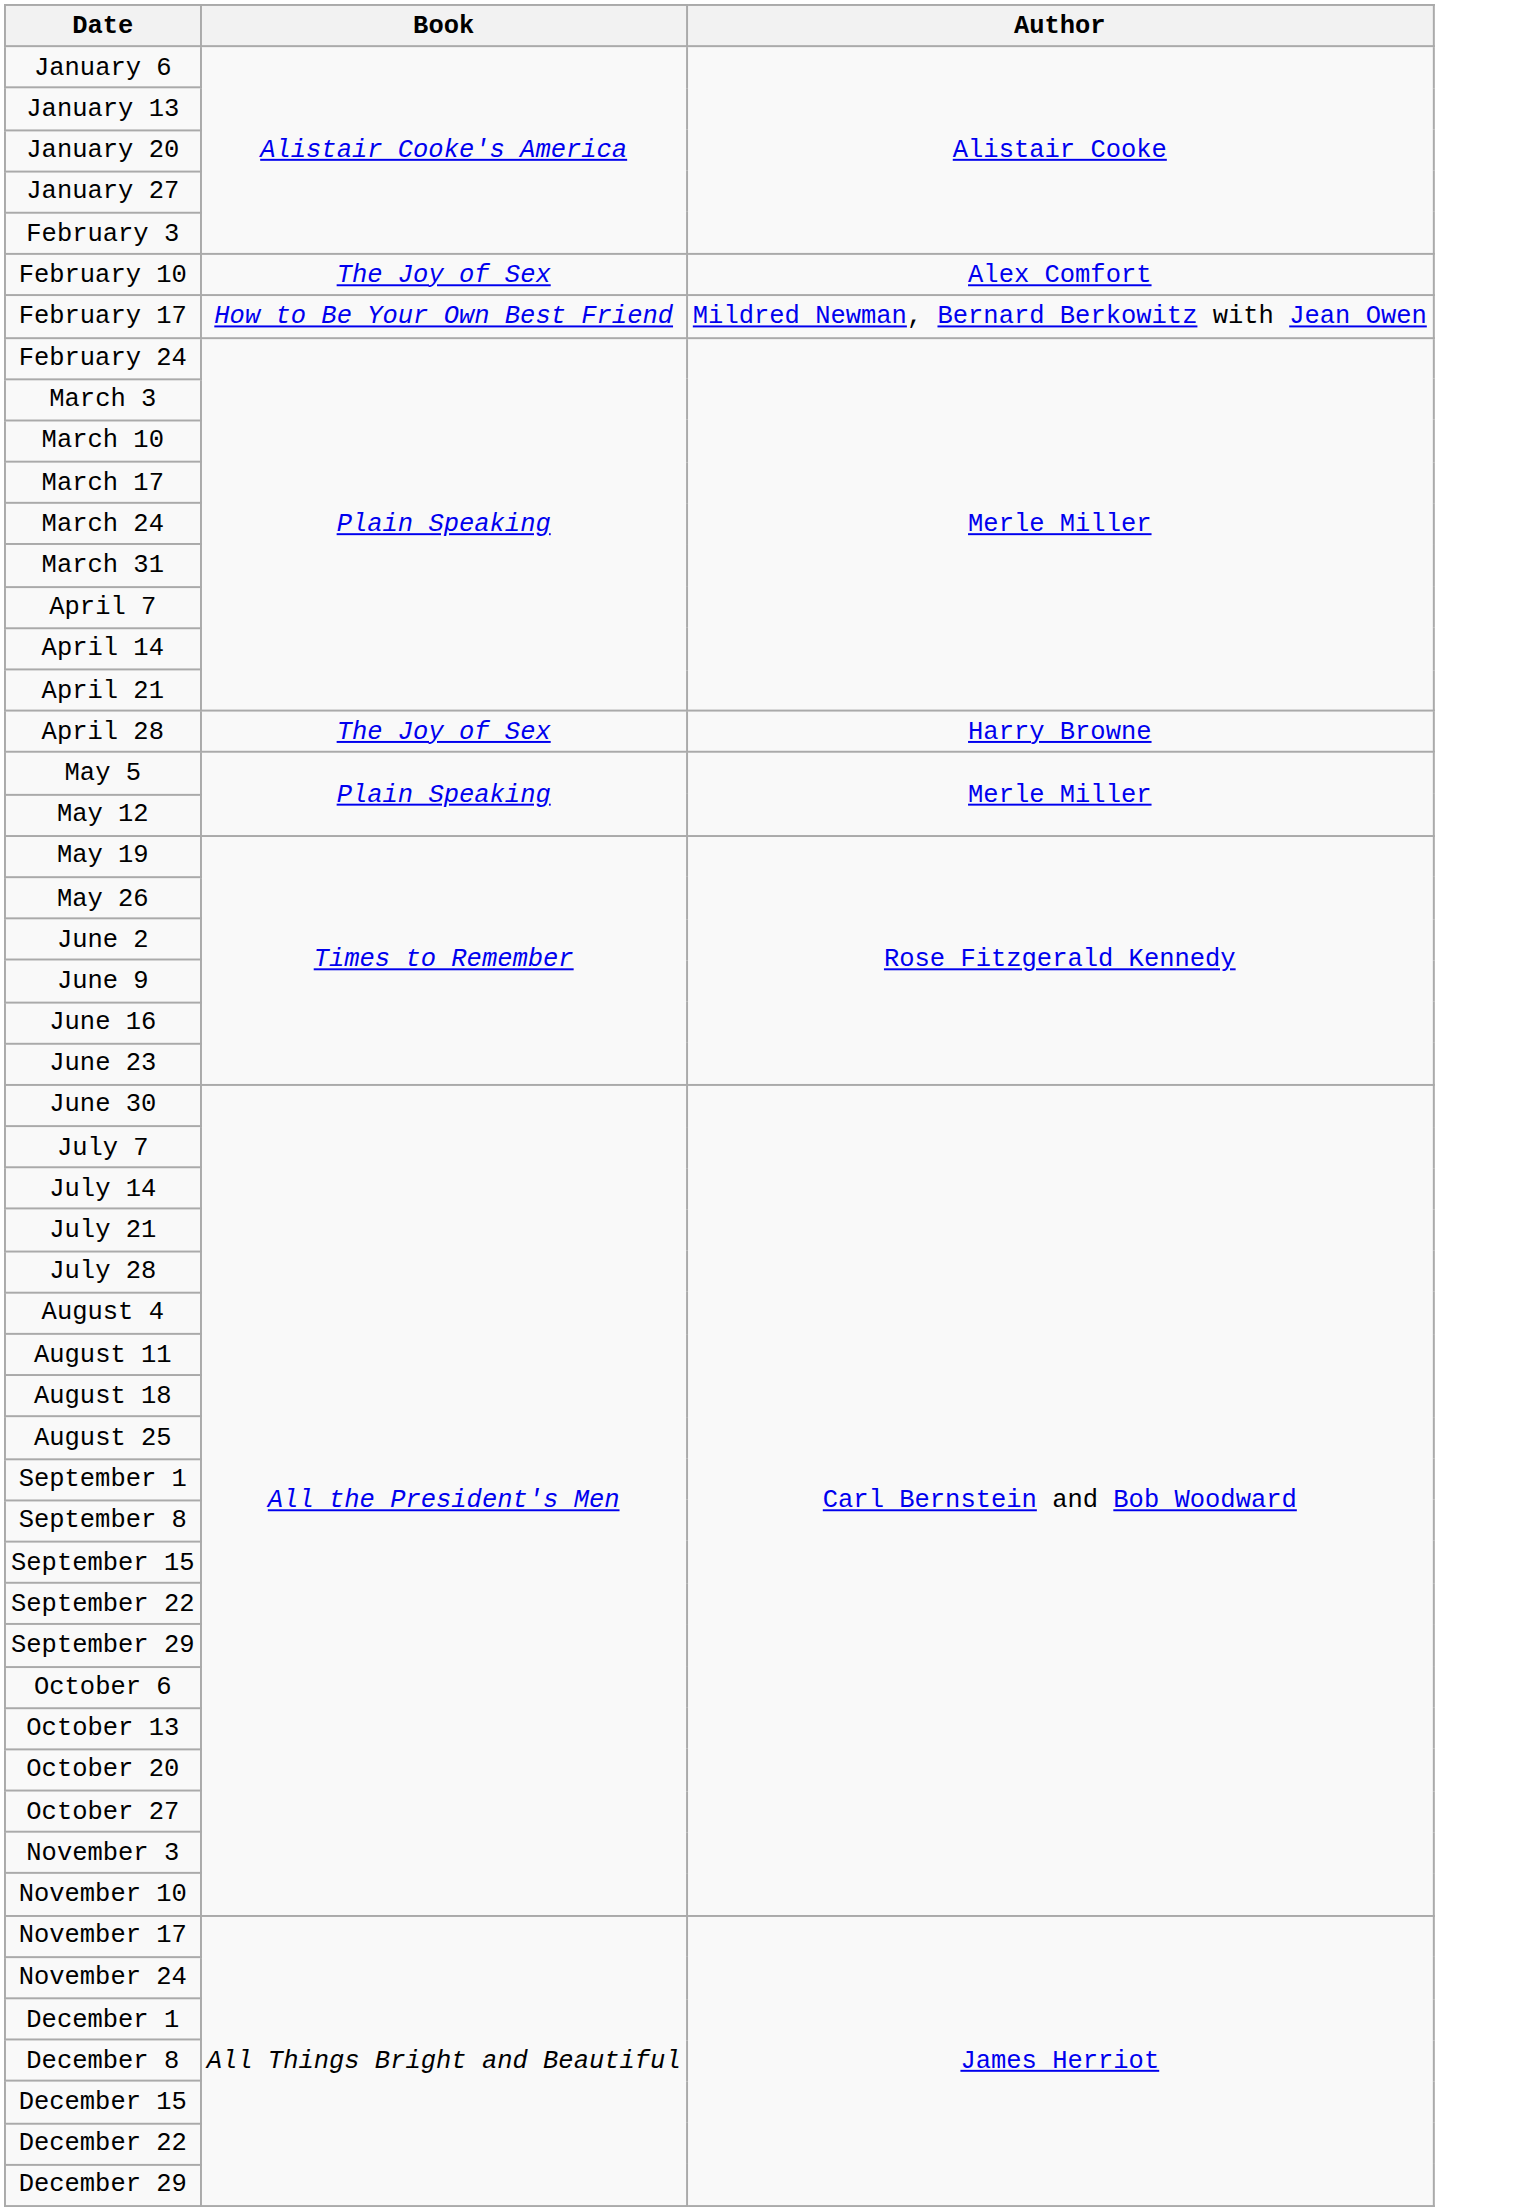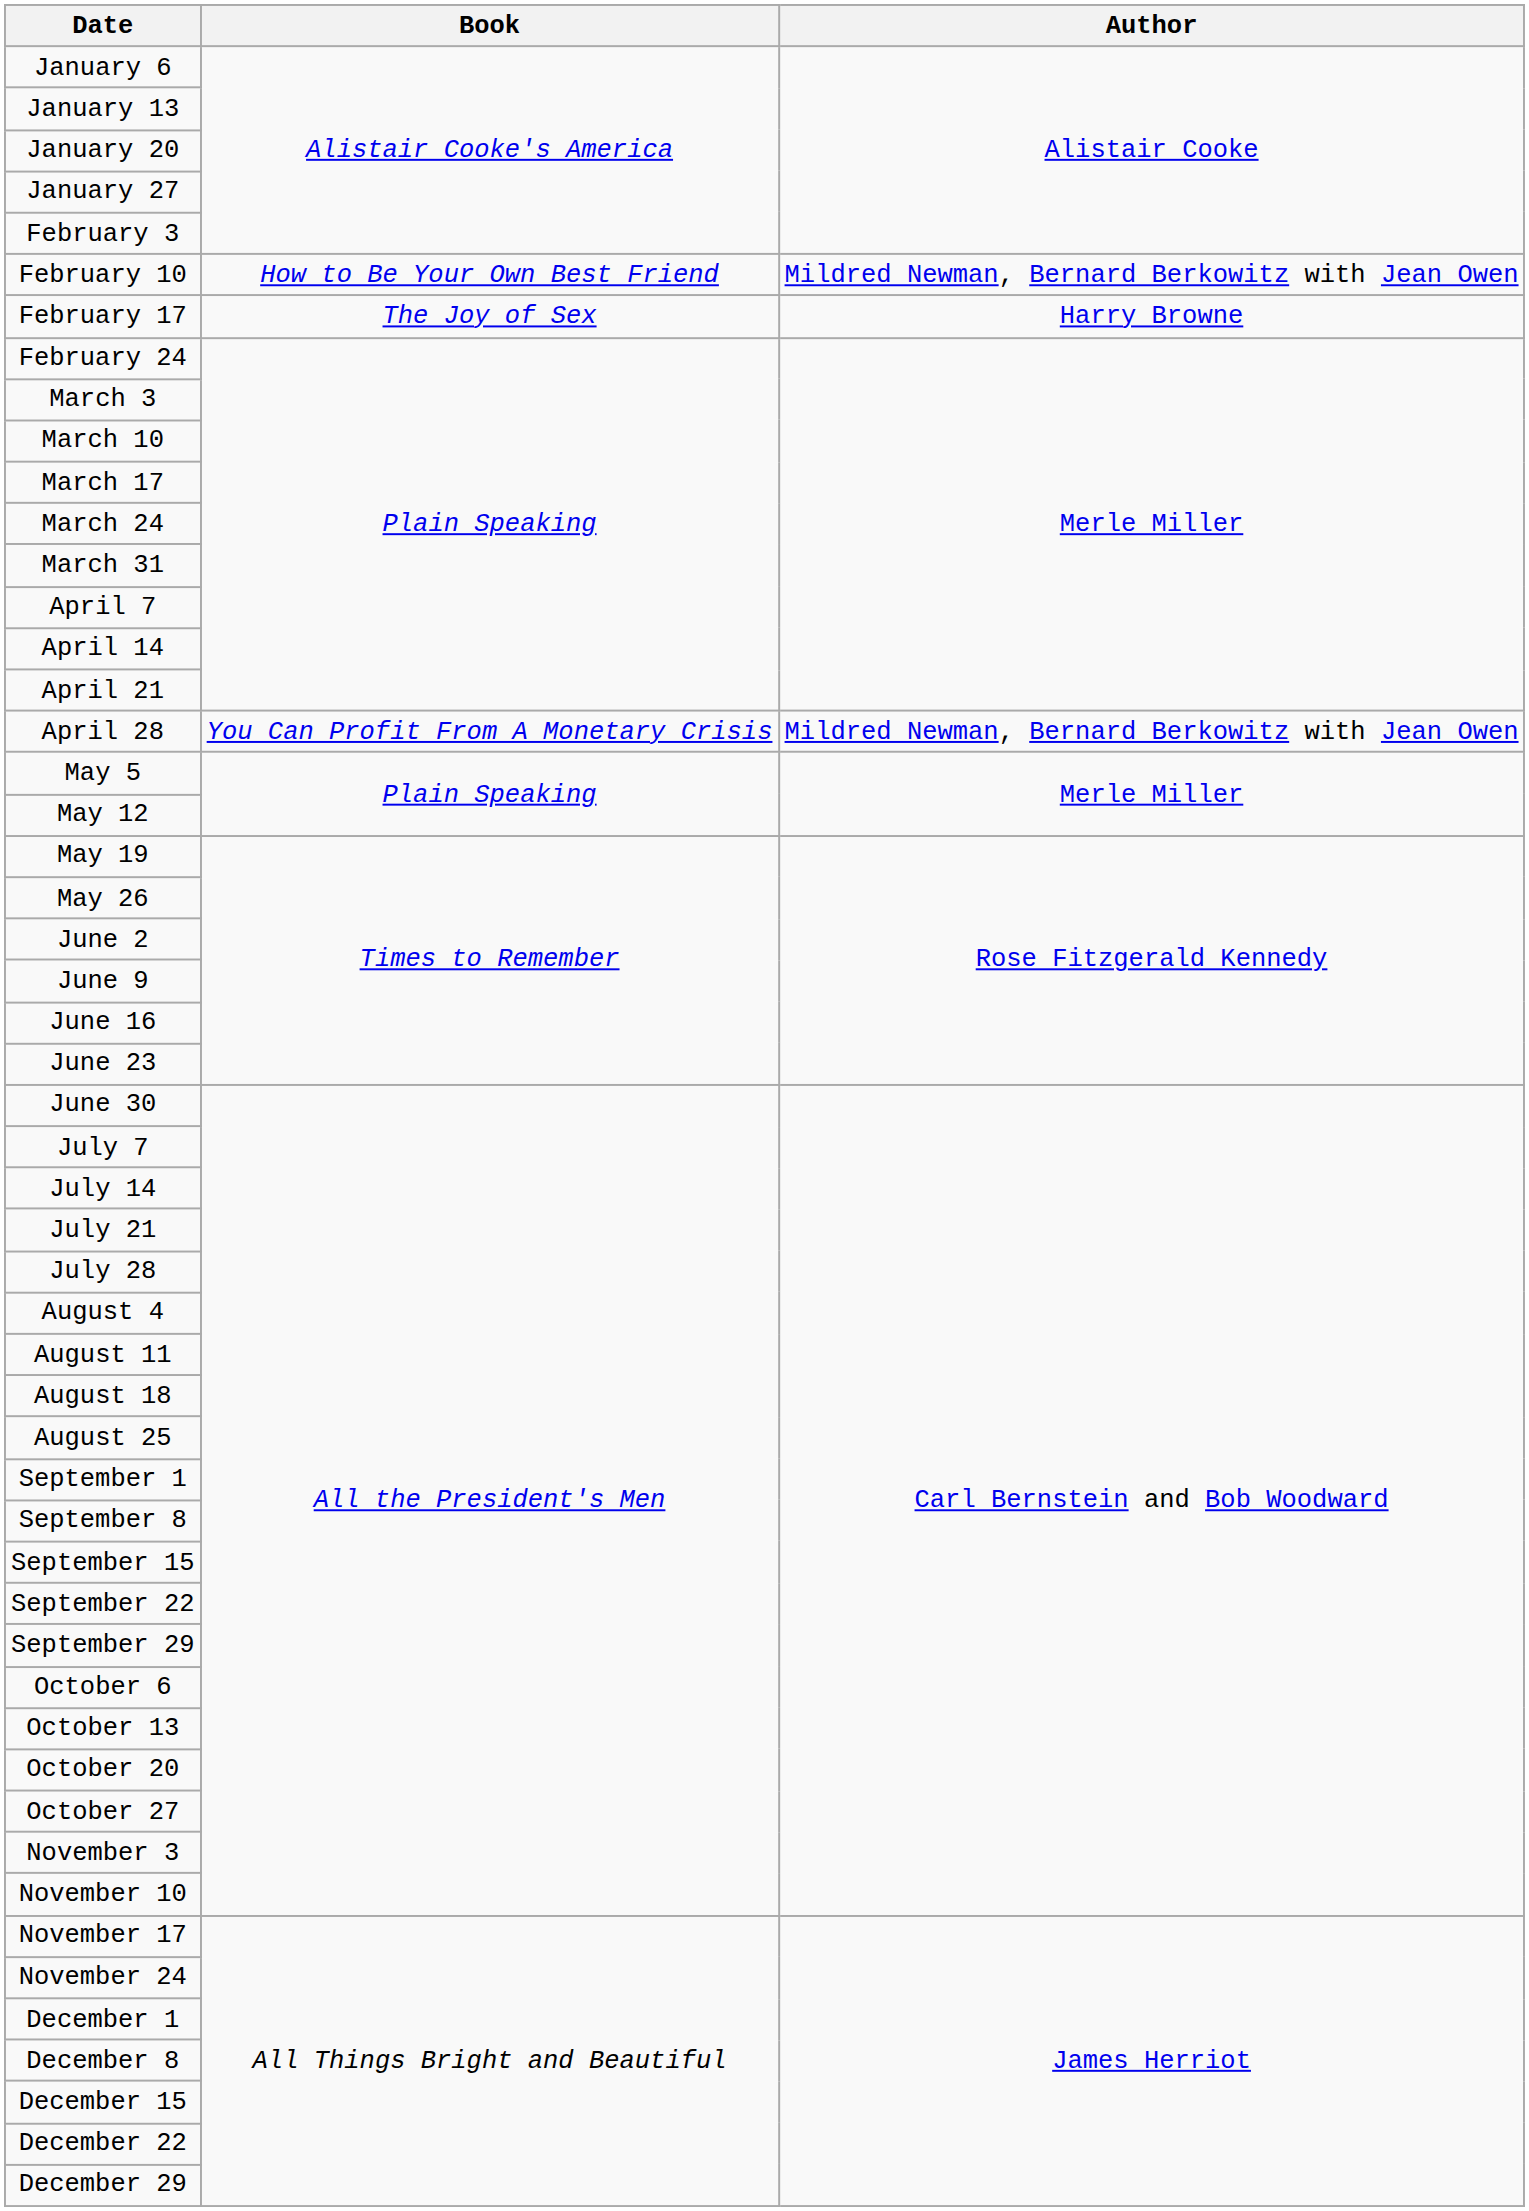(444, 275) The Joy of Sex -> (490, 275) How to Be Your Own Best Friend
(1060, 275) Alex Comfort -> (1152, 275) Mildred Newman, Bernard Berkowitz with Jean Owen
(444, 316) How to Be Your Own Best Friend -> (490, 316) The Joy of Sex
(1060, 316) Mildred Newman, Bernard Berkowitz with Jean Owen -> (1152, 316) Harry Browne
(444, 732) The Joy of Sex -> (490, 732) You Can Profit From A Monetary Crisis
(1060, 732) Harry Browne -> (1152, 732) Mildred Newman, Bernard Berkowitz with Jean Owen
